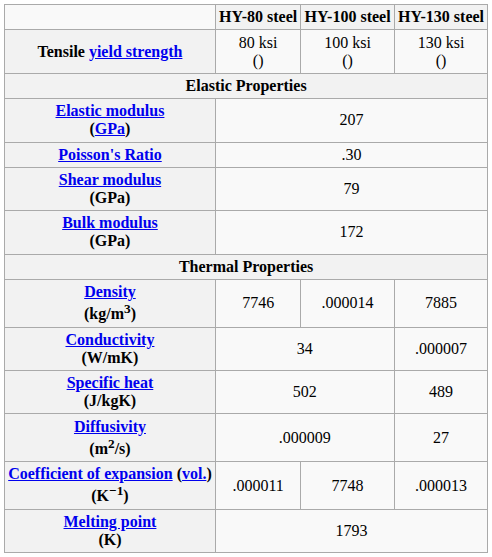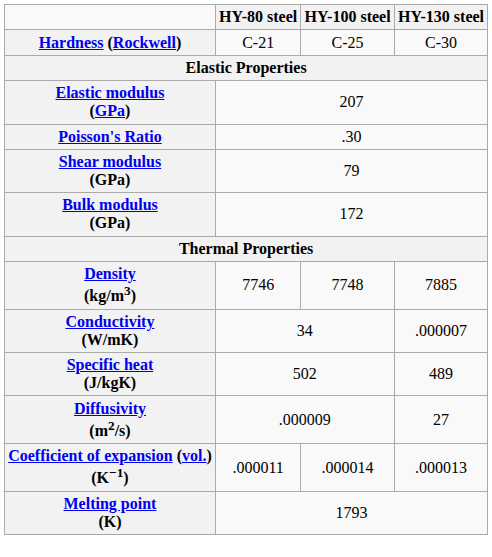- row: (110, 51)
+ row: (110, 42)
(348, 303) .000014 -> (348, 285) 7748
(348, 485) 7748 -> (348, 467) .000014
